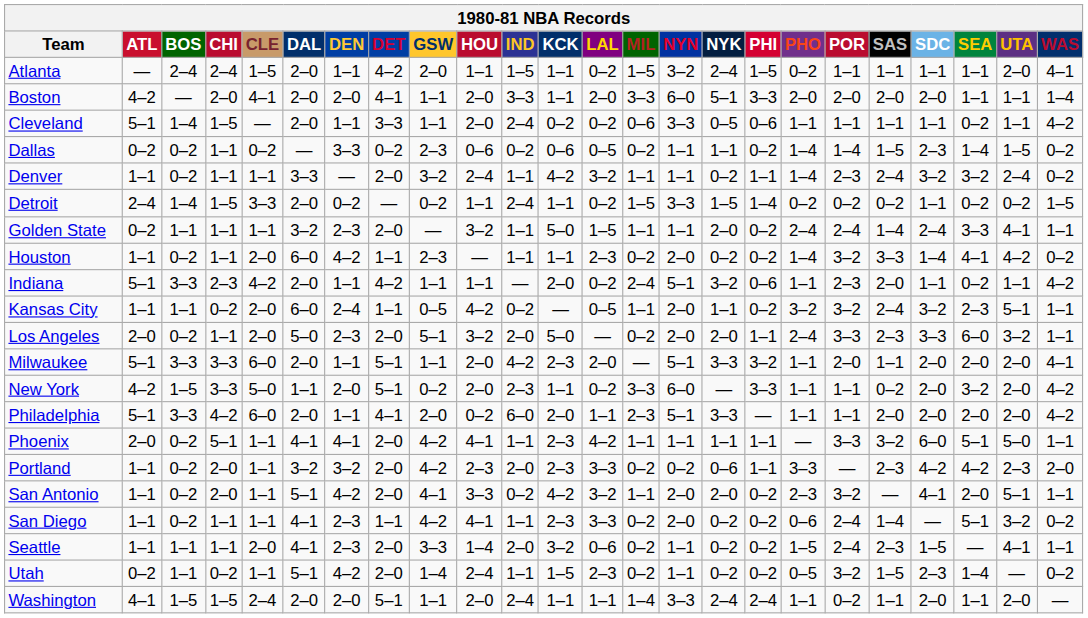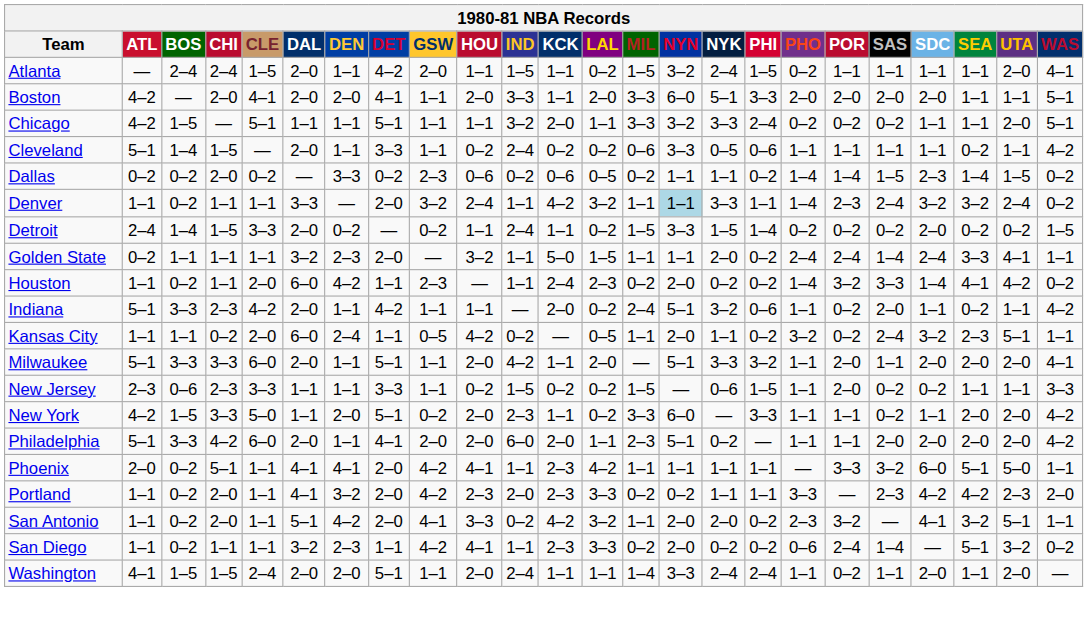(1060, 97) 1–4 -> (1060, 97) 5–1
+ row: (39, 124)
(480, 124) 2–0 -> (480, 150) 0–2
(224, 150) 1–1 -> (224, 177) 2–0
(681, 177) no background -> (681, 203) lightblue background
(724, 177) 0–2 -> (724, 203) 3–3
(933, 203) 1–1 -> (933, 230) 2–0
(560, 256) 1–1 -> (560, 283) 2–4
(847, 283) 2–3 -> (847, 309) 0–2
(847, 309) 3–2 -> (847, 336) 0–2
- row: (54, 336)
(560, 362) 2–3 -> (560, 362) 1–1
+ row: (52, 389)
(933, 389) 2–0 -> (933, 415) 1–1
(975, 389) 3–2 -> (975, 415) 2–0
(480, 415) 0–2 -> (480, 441) 2–0
(724, 415) 3–3 -> (724, 441) 0–2
(304, 468) 3–2 -> (304, 494) 4–1
(724, 468) 0–6 -> (724, 494) 1–1
(975, 494) 2–0 -> (975, 521) 3–2
(304, 521) 4–1 -> (304, 547) 3–2
- row: (34, 547)
- row: (26, 574)
